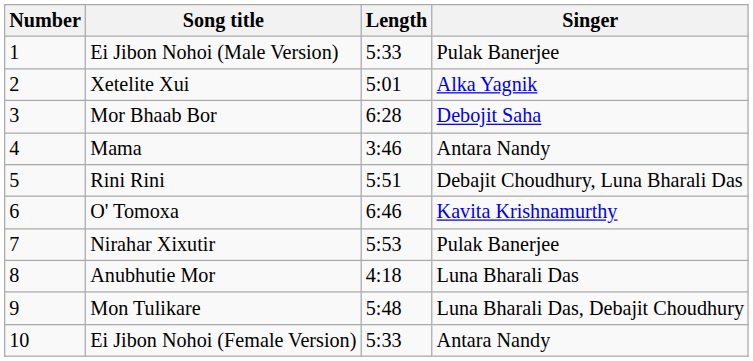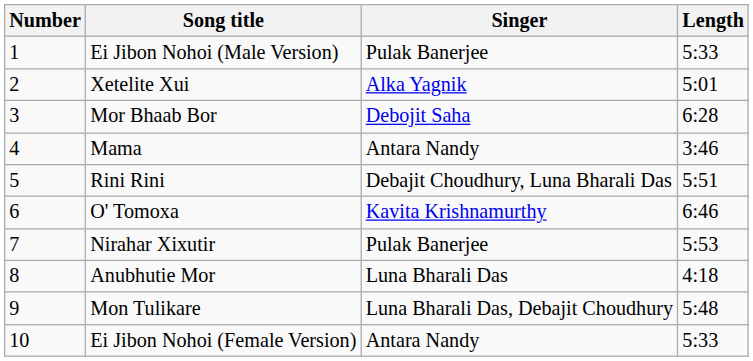columns swapped: (397, 20) <-> (590, 20)
